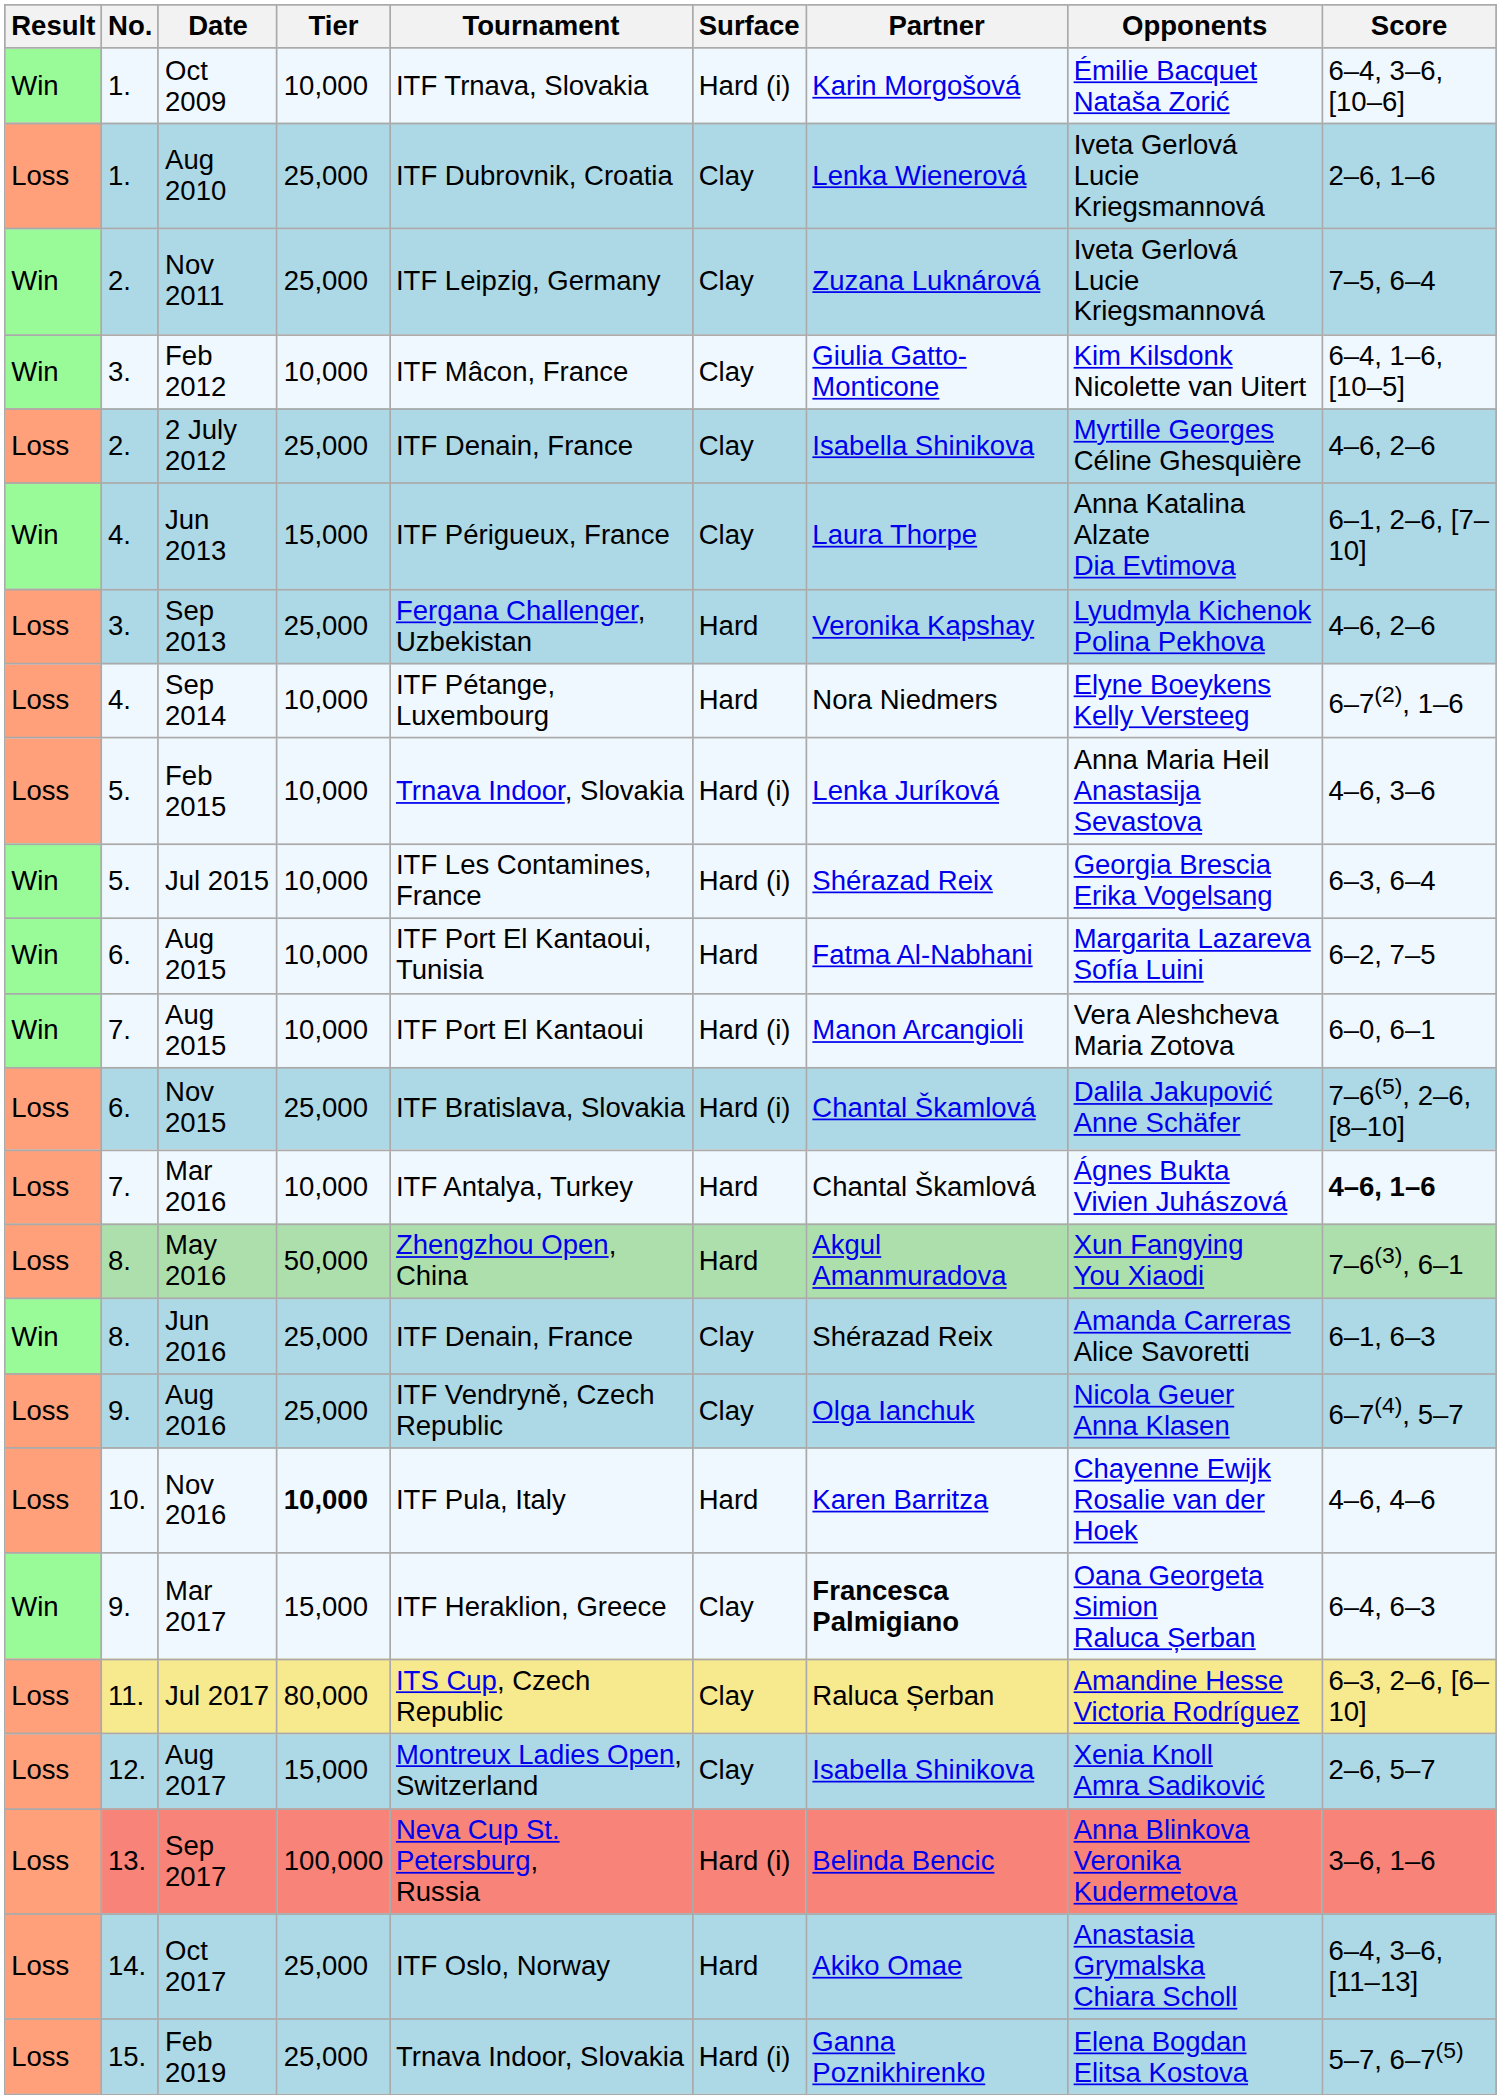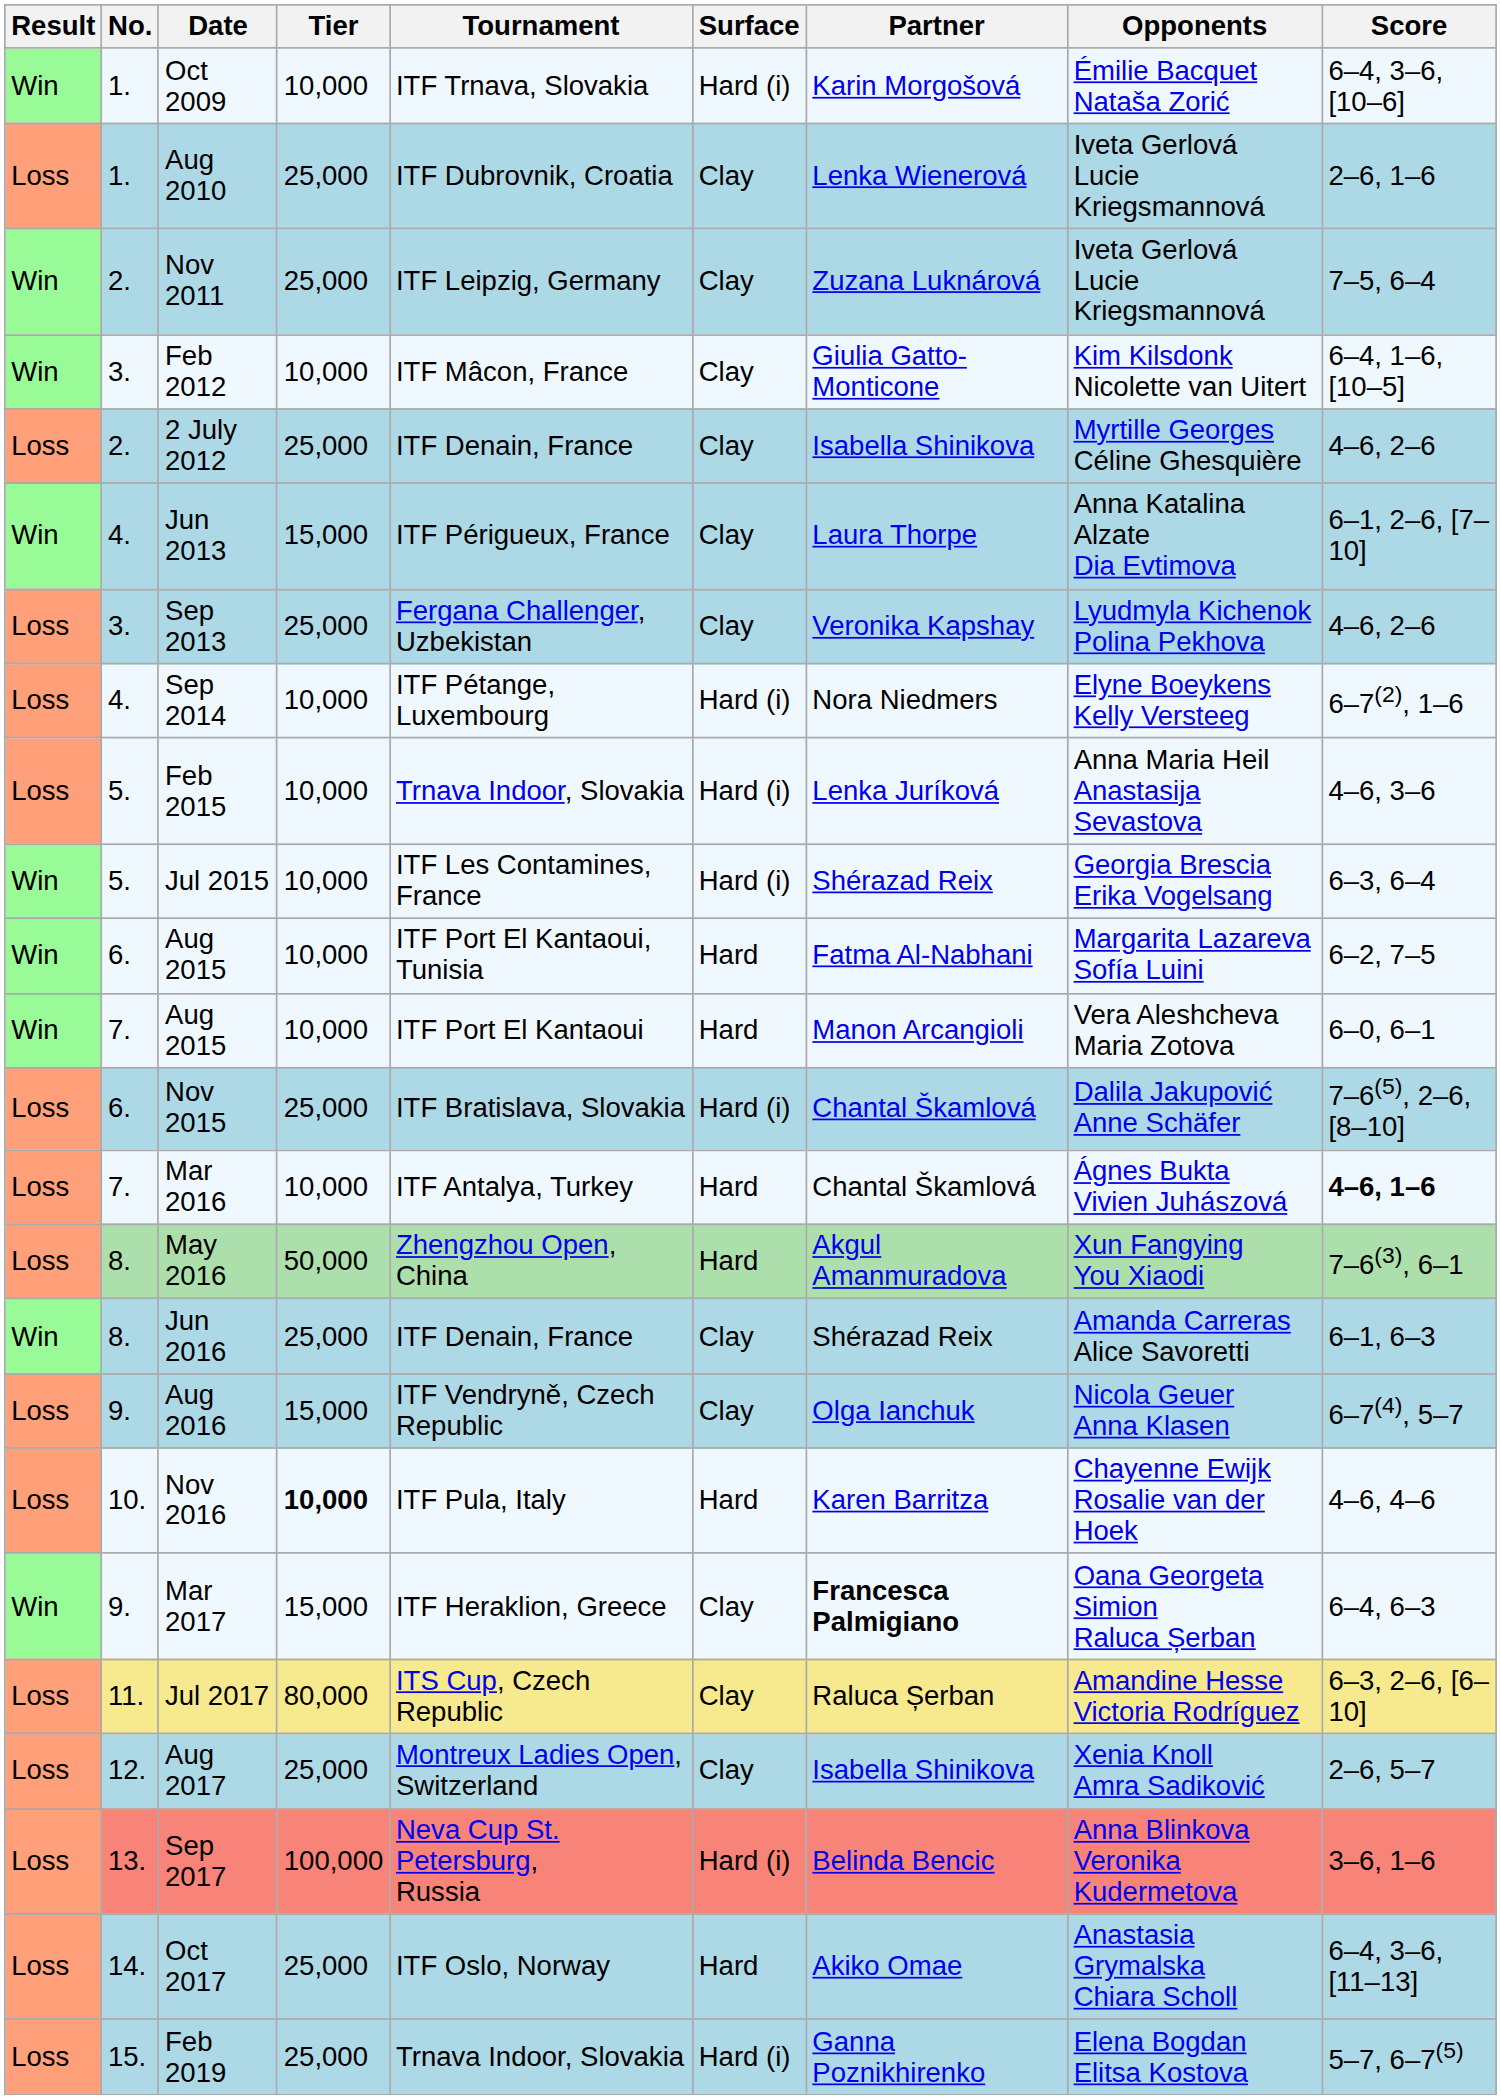(729, 625) Hard -> (726, 625) Clay
(729, 700) Hard -> (745, 700) Hard (i)
(745, 1029) Hard (i) -> (729, 1029) Hard
(326, 1410) 25,000 -> (326, 1410) 15,000
(326, 1770) 15,000 -> (326, 1770) 25,000
